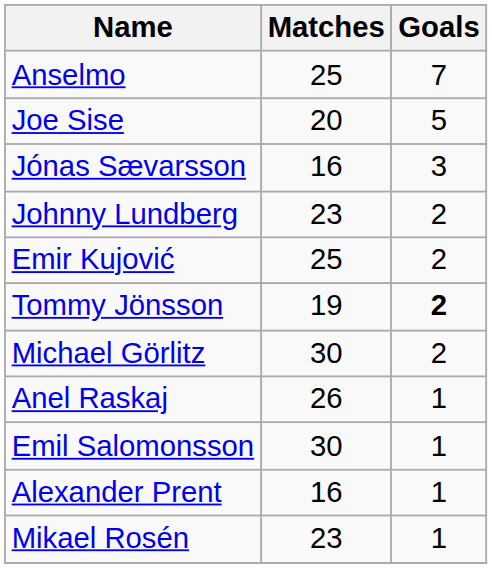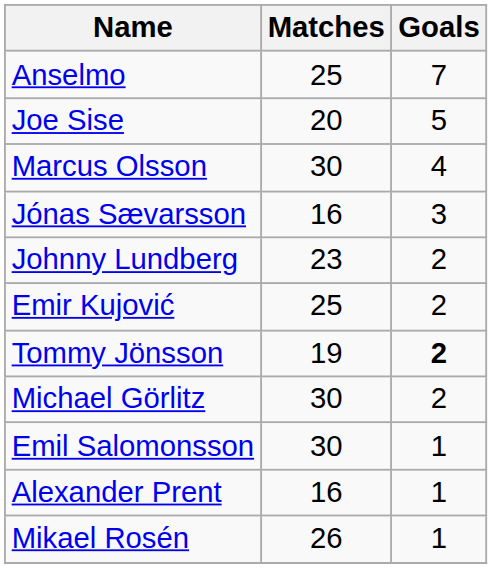+ row: (109, 167)
- row: (90, 399)
(326, 538) 23 -> (326, 538) 26
